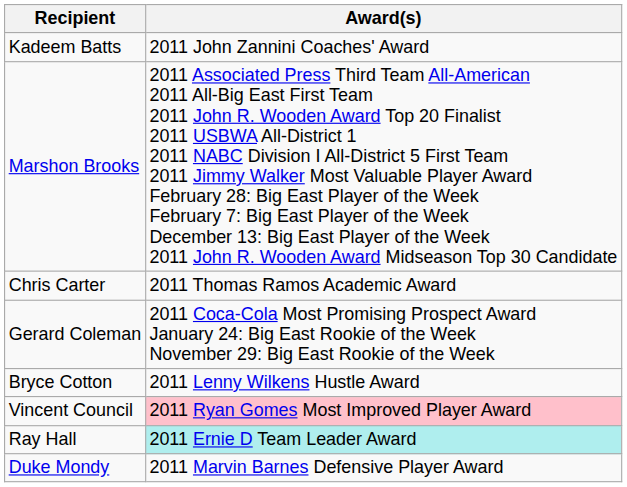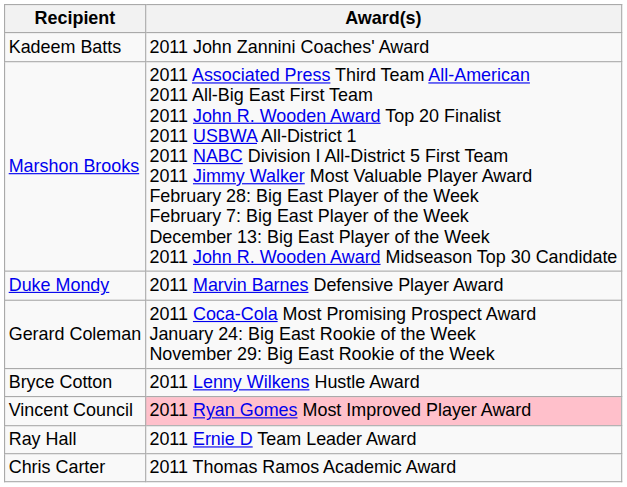rows swapped: (57, 285) <-> (59, 467)
(283, 439) paleturquoise background -> (283, 439) no background
